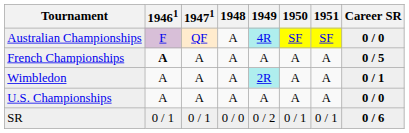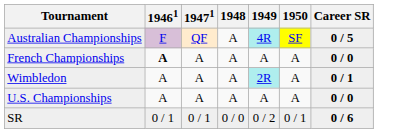- column: (326, 16)
(373, 37) 0 / 0 -> (342, 37) 0 / 5
(373, 58) 0 / 5 -> (342, 58) 0 / 0
